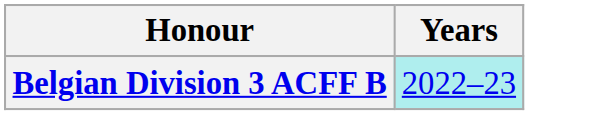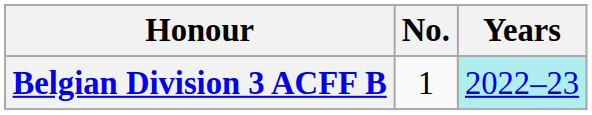+ column: (426, 30)
